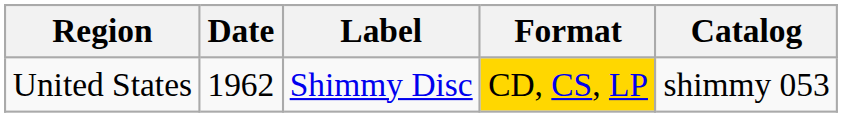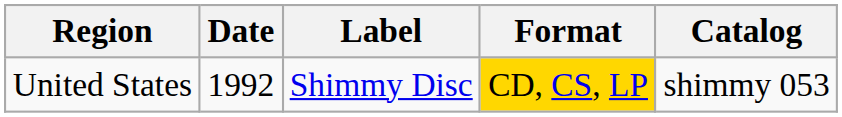(241, 84) 1962 -> (241, 84) 1992
